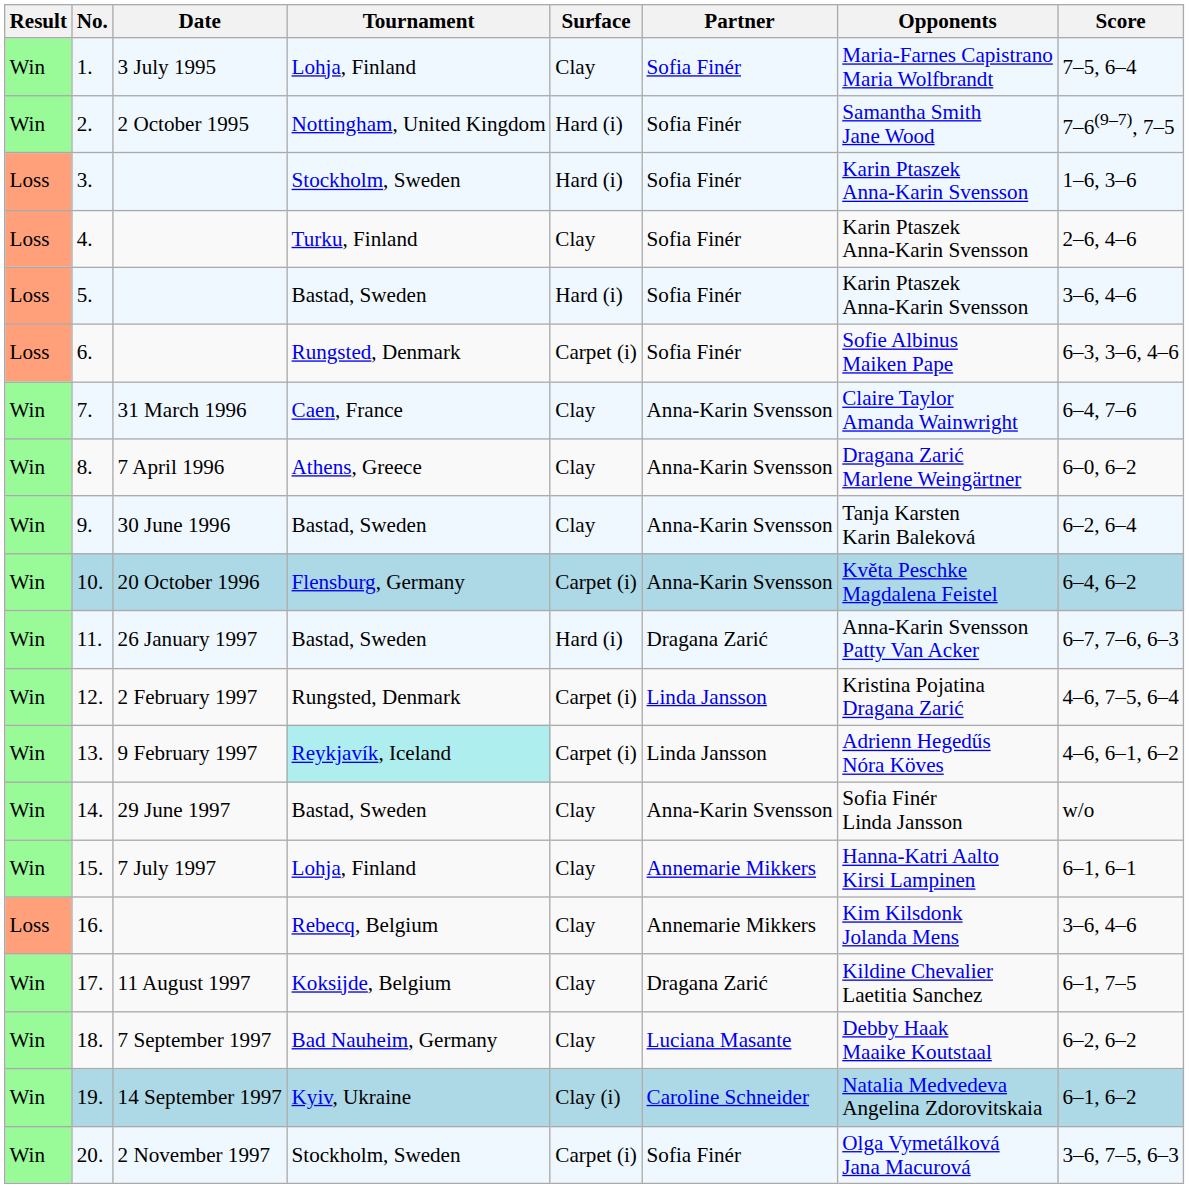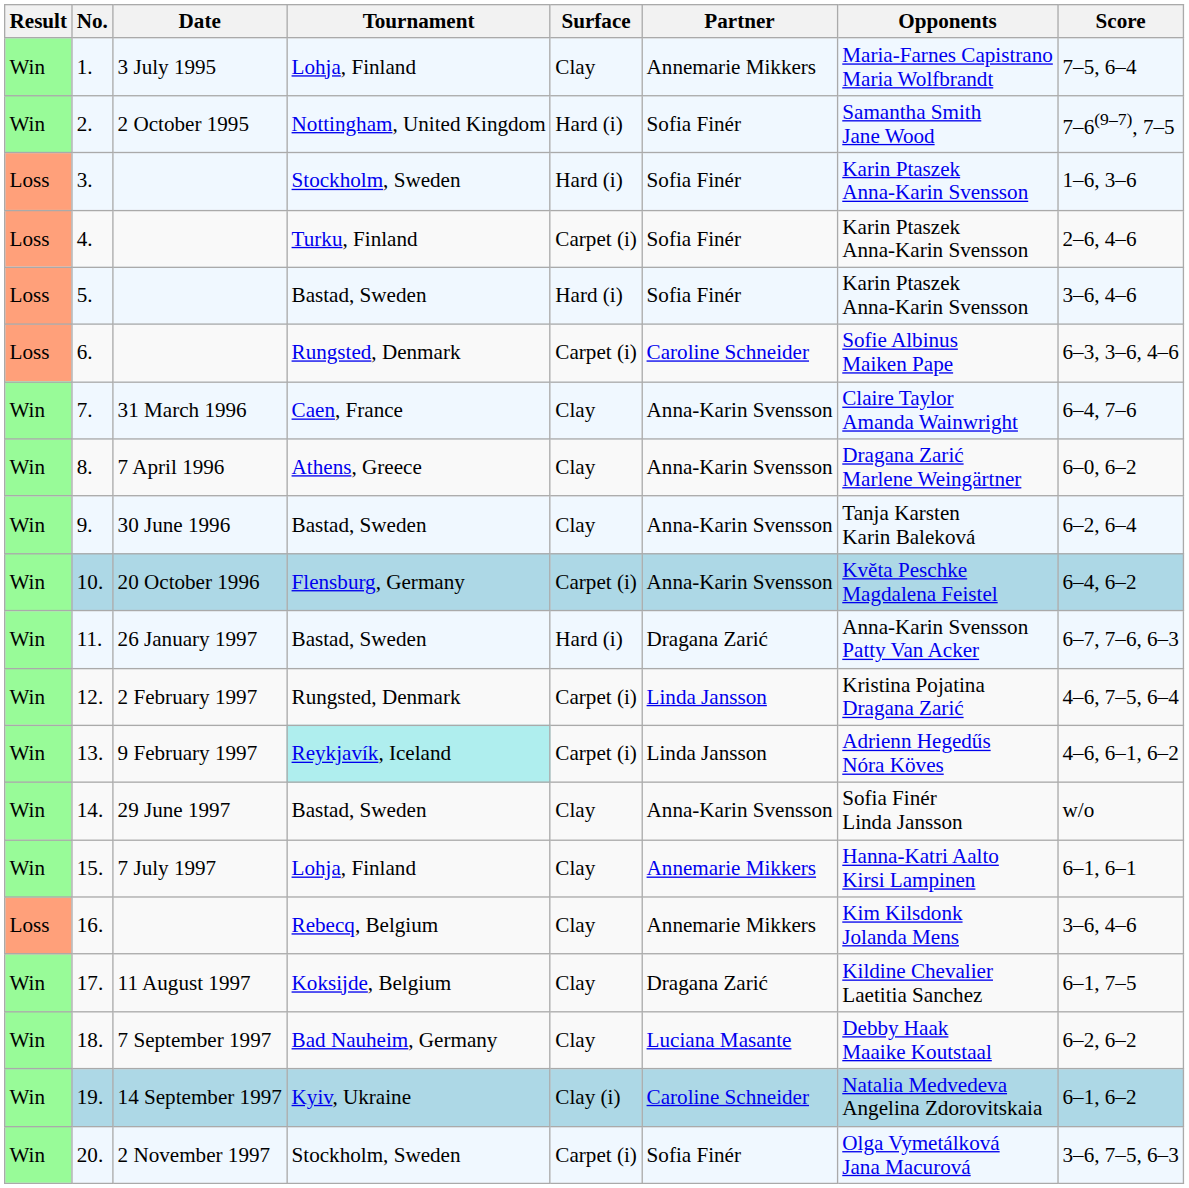(694, 66) Sofia Finér -> (731, 66) Annemarie Mikkers
(575, 238) Clay -> (596, 238) Carpet (i)
(694, 352) Sofia Finér -> (728, 352) Caroline Schneider
